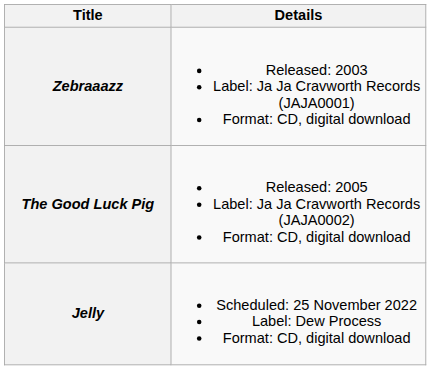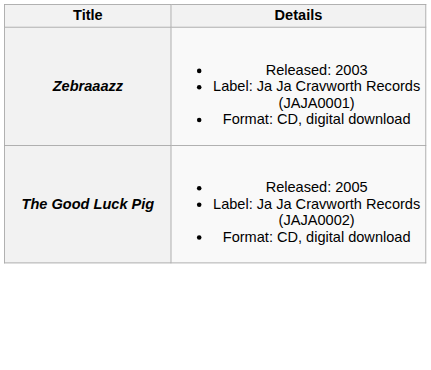- row: (88, 313)
